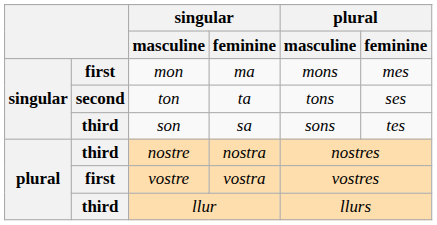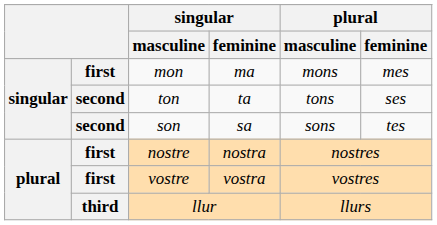(100, 125) third -> (100, 125) second
(100, 152) third -> (100, 152) first
